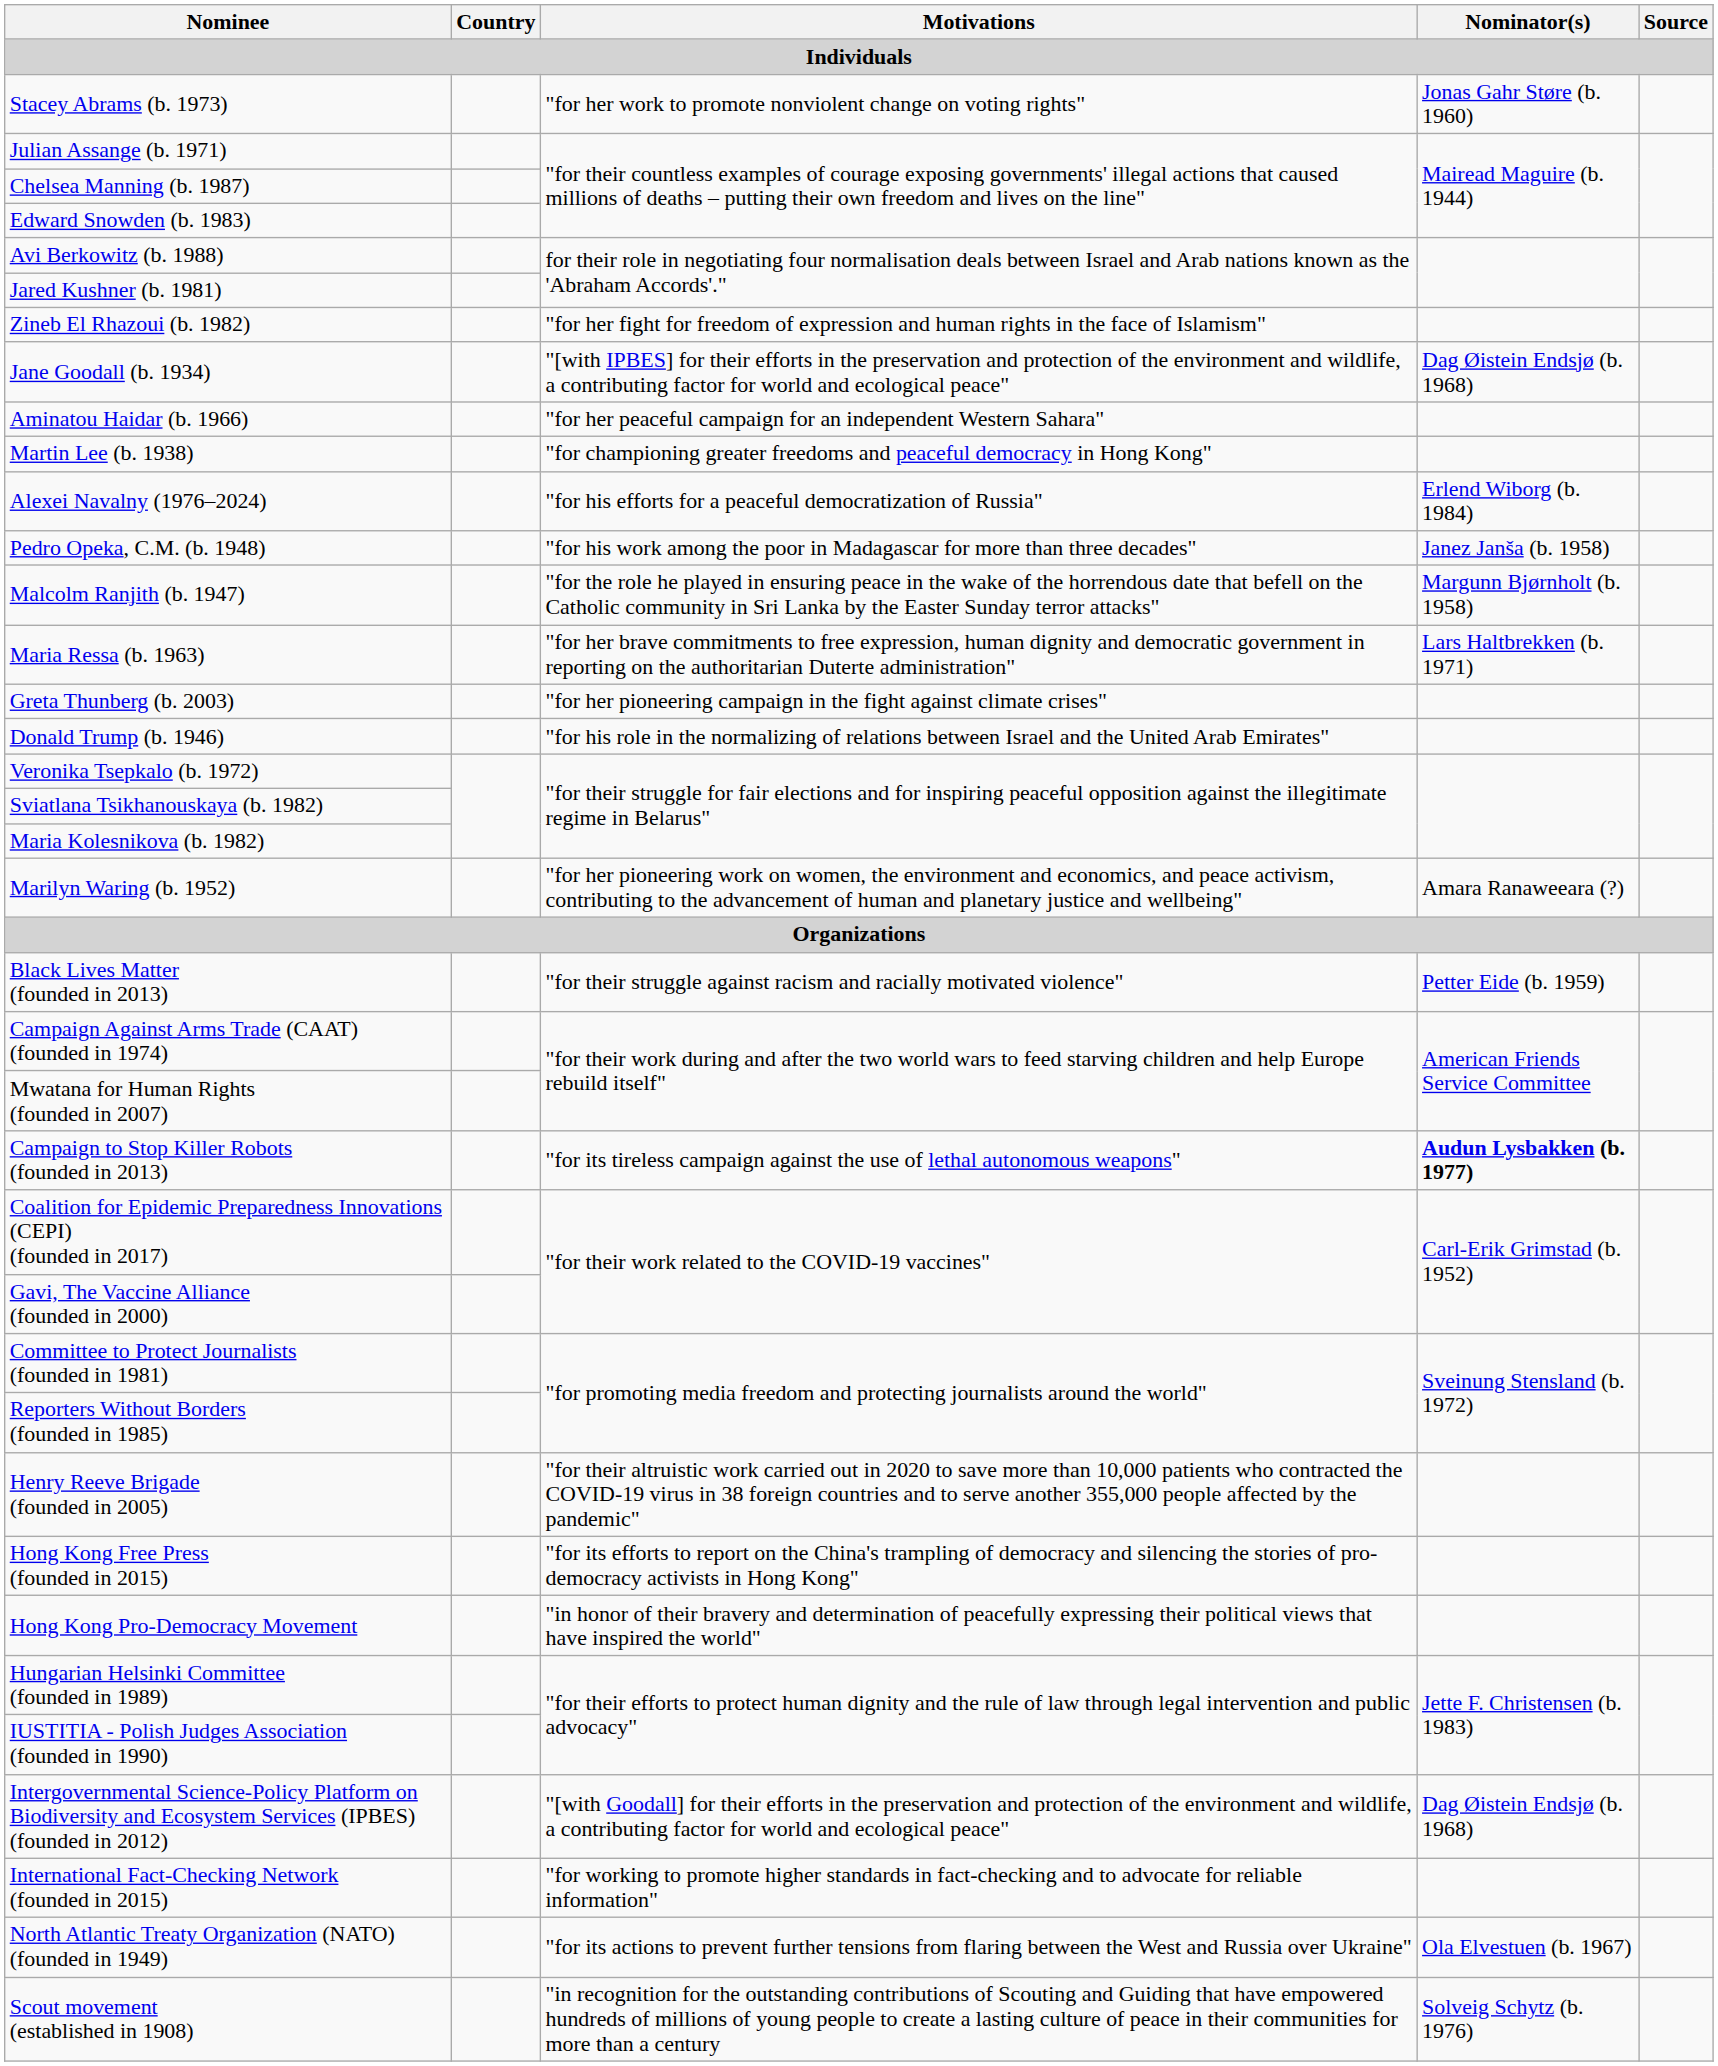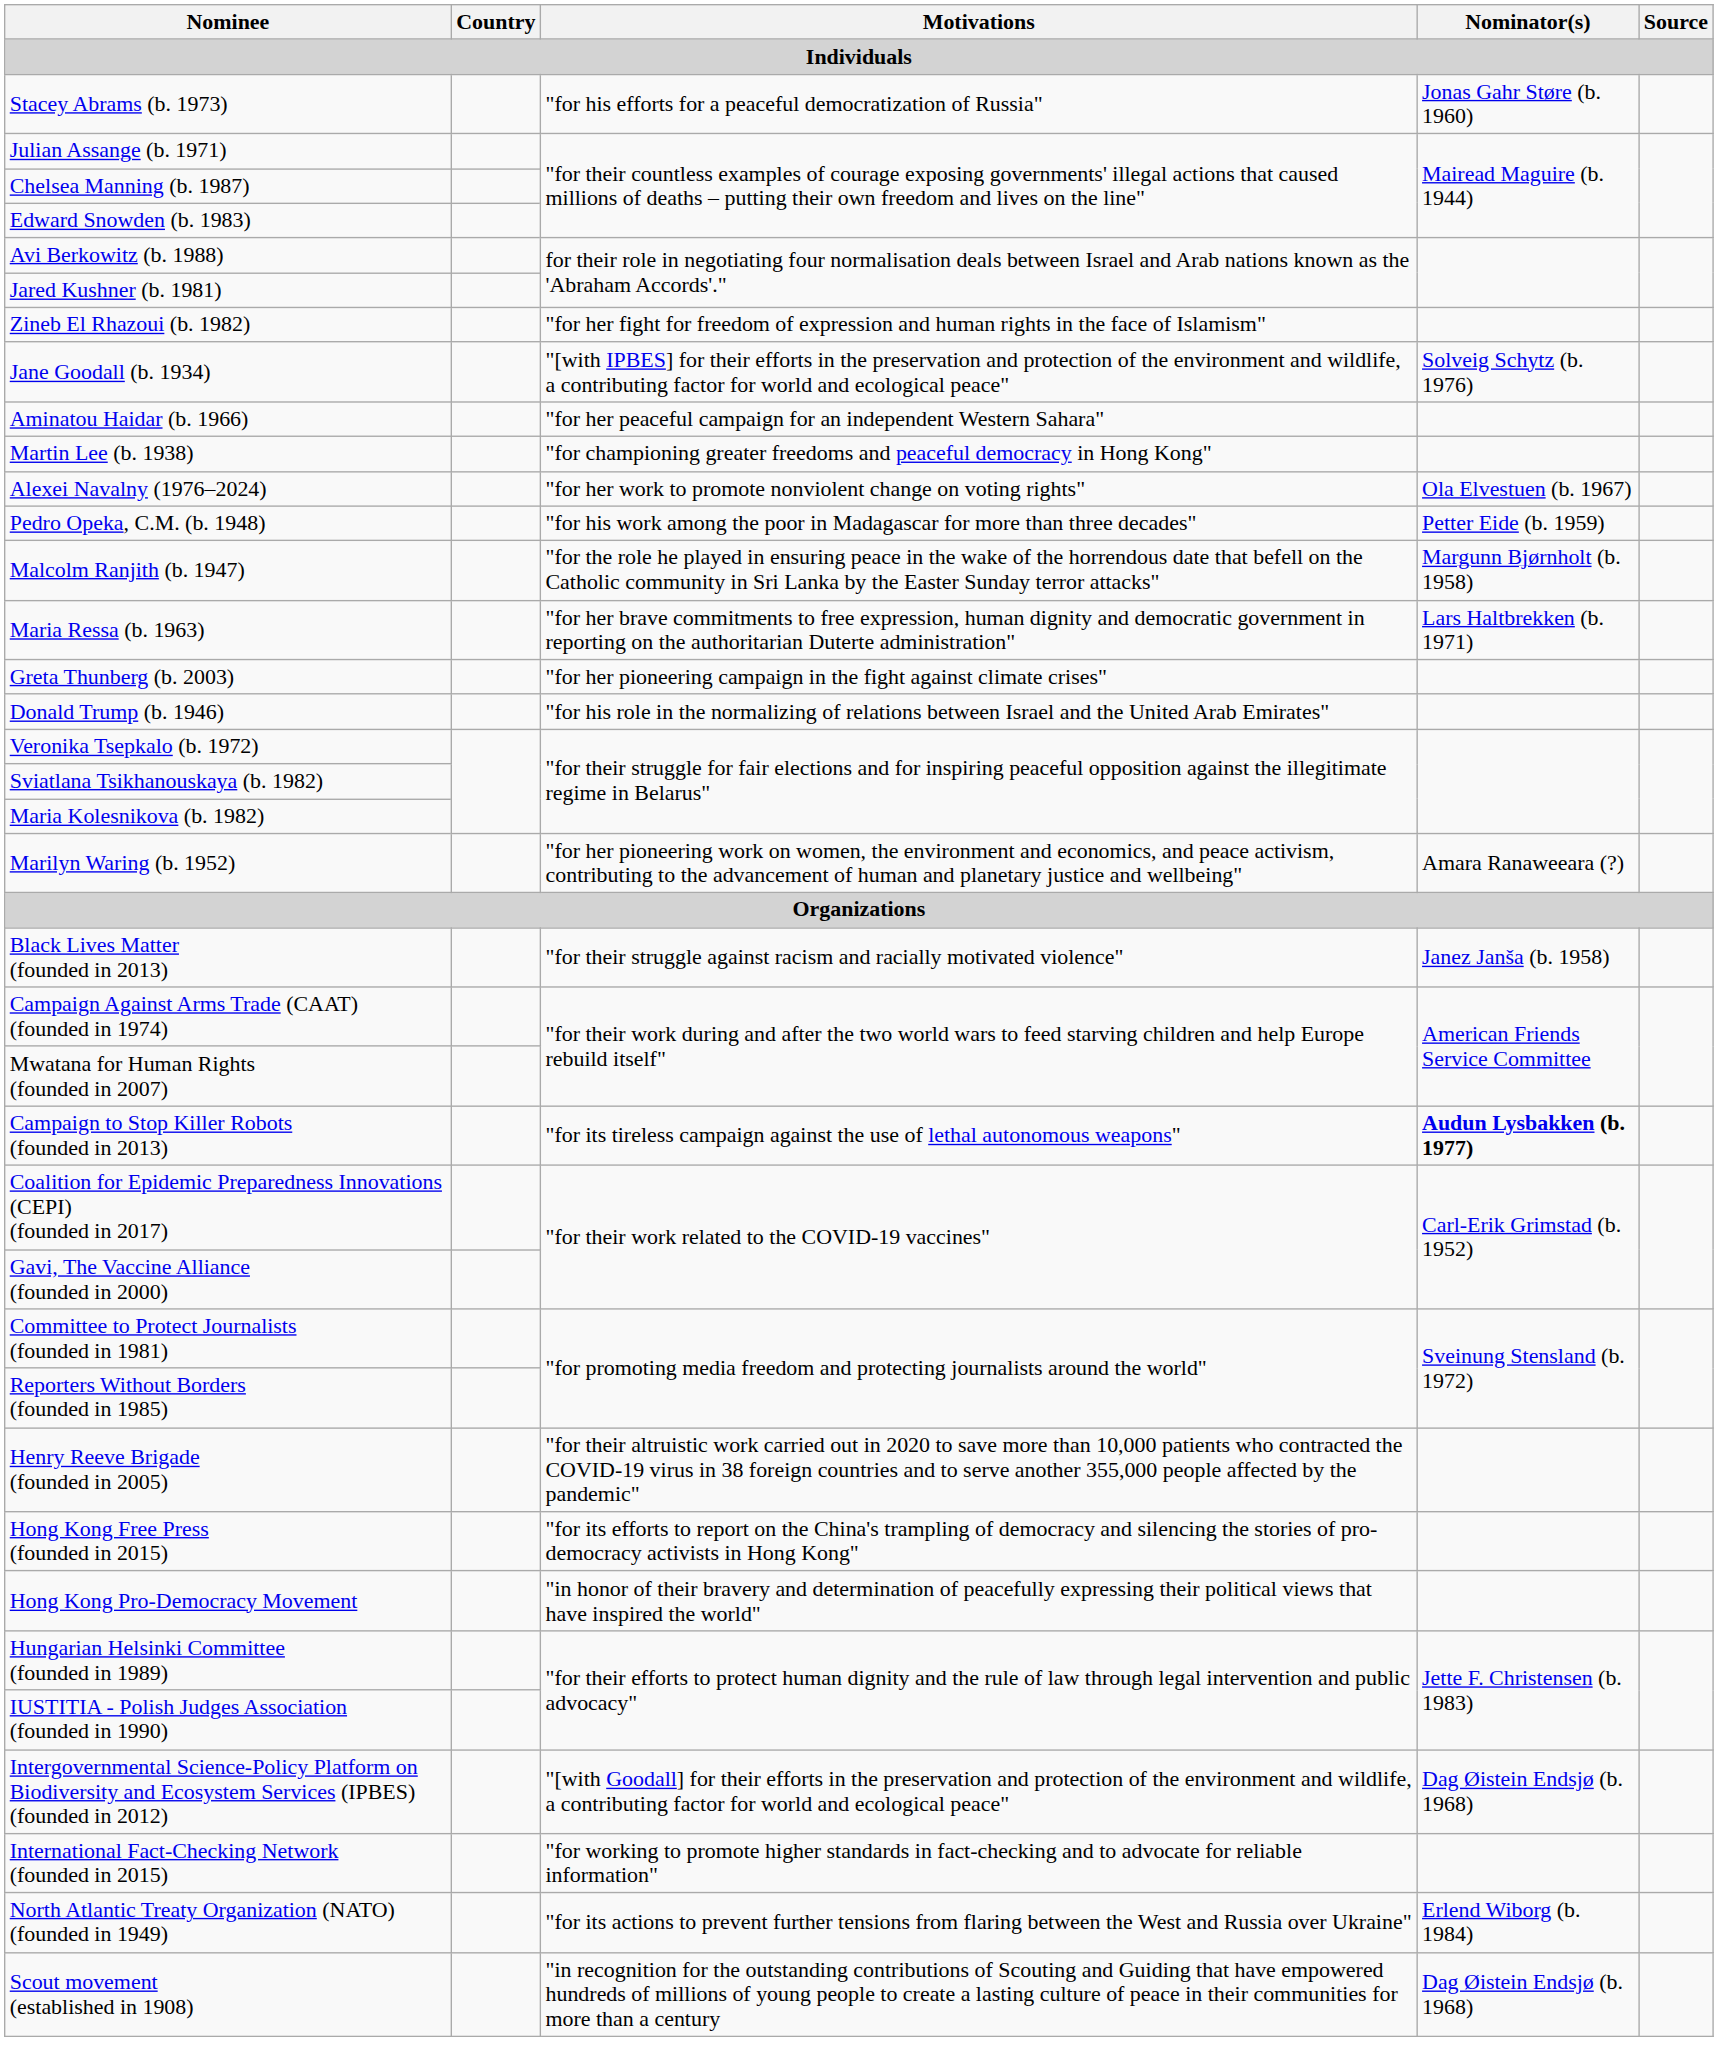(815, 103) "for her work to promote nonviolent change on voting rights" -> (794, 103) "for his efforts for a peaceful democratization of Russia"
(1523, 371) Dag Øistein Endsjø (b. 1968) -> (1503, 371) Solveig Schytz (b. 1976)
(794, 500) "for his efforts for a peaceful democratization of Russia" -> (815, 488) "for her work to promote nonviolent change on voting rights"
(1501, 500) Erlend Wiborg (b. 1984) -> (1527, 488) Ola Elvestuen (b. 1967)
(1516, 547) Janez Janša (b. 1958) -> (1513, 523) Petter Eide (b. 1959)
(1513, 981) Petter Eide (b. 1959) -> (1516, 957) Janez Janša (b. 1958)
(1527, 1947) Ola Elvestuen (b. 1967) -> (1501, 1922) Erlend Wiborg (b. 1984)
(1503, 2018) Solveig Schytz (b. 1976) -> (1523, 1994) Dag Øistein Endsjø (b. 1968)
